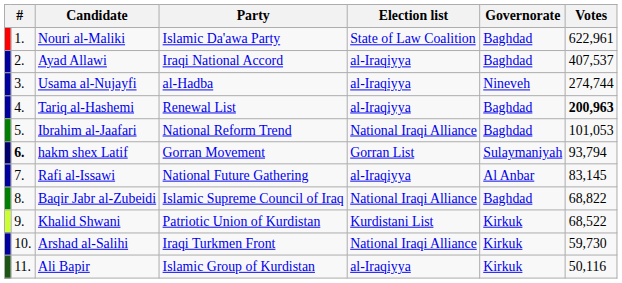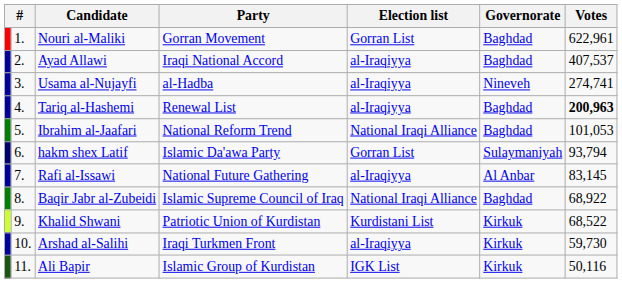(221, 39) Islamic Da'awa Party -> (214, 39) Gorran Movement
(413, 39) State of Law Coalition -> (382, 39) Gorran List
(591, 84) 274,744 -> (591, 84) 274,741
(19, 153) bold -> (19, 153) normal
(214, 153) Gorran Movement -> (221, 153) Islamic Da'awa Party
(588, 198) 68,822 -> (588, 198) 68,922
(413, 244) National Iraqi Alliance -> (380, 244) al-Iraqiyya
(380, 267) al-Iraqiyya -> (375, 267) IGK List
